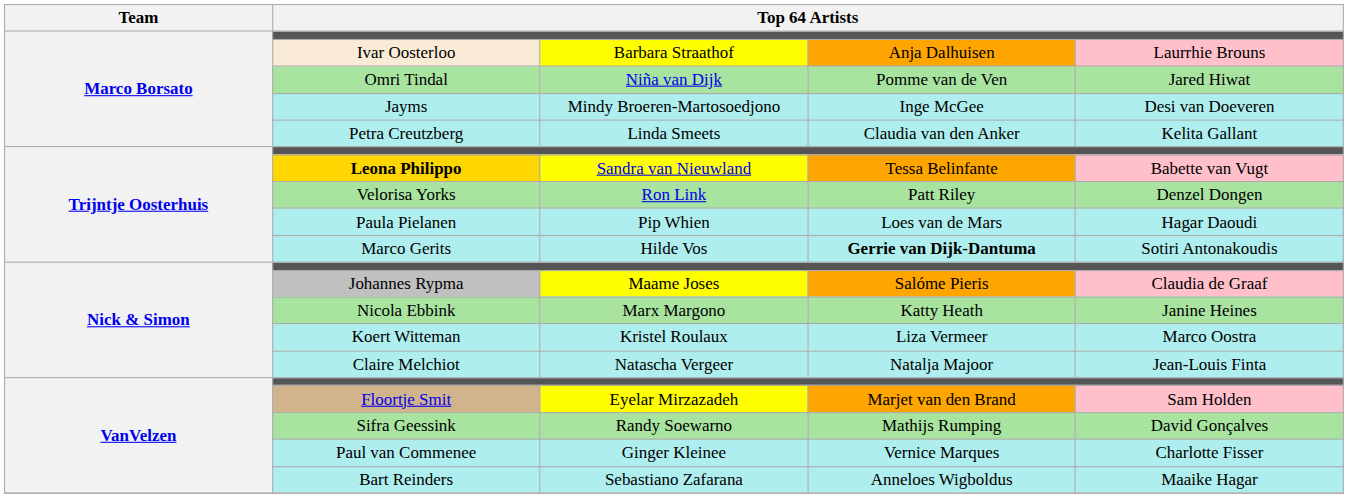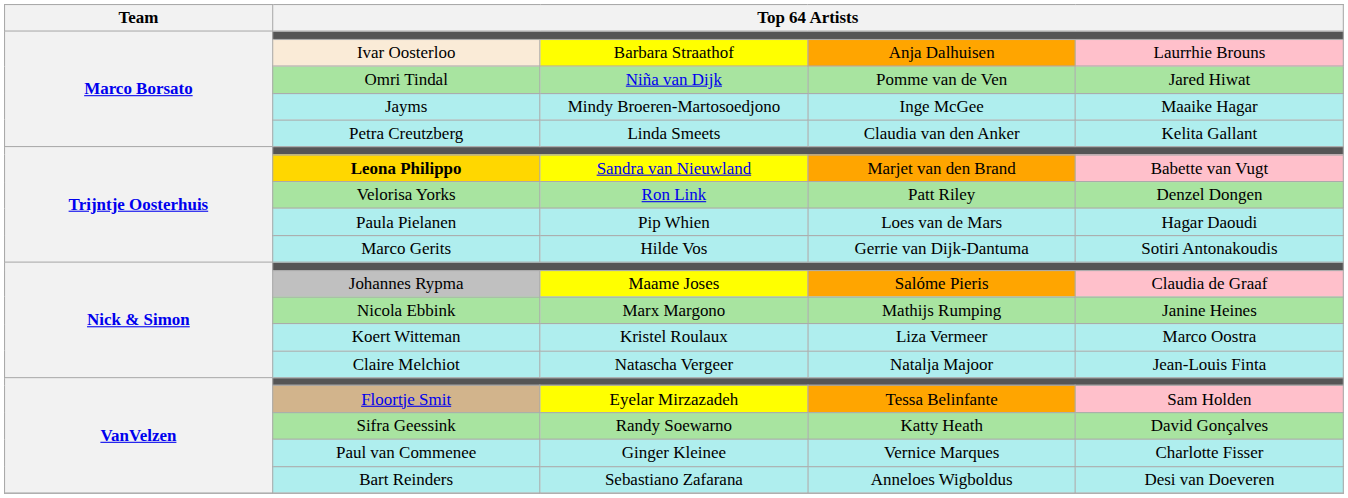(1209, 106) Desi van Doeveren -> (1209, 106) Maaike Hagar
(942, 168) Tessa Belinfante -> (942, 168) Marjet van den Brand
(942, 248) bold -> (942, 248) normal
(942, 310) Katty Heath -> (942, 310) Mathijs Rumping
(942, 398) Marjet van den Brand -> (942, 398) Tessa Belinfante
(942, 425) Mathijs Rumping -> (942, 425) Katty Heath
(1209, 479) Maaike Hagar -> (1209, 479) Desi van Doeveren
